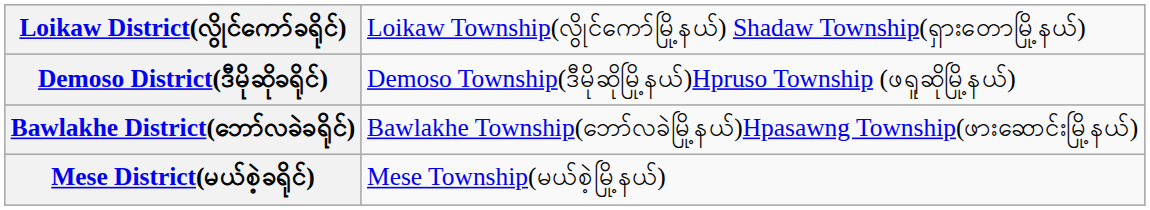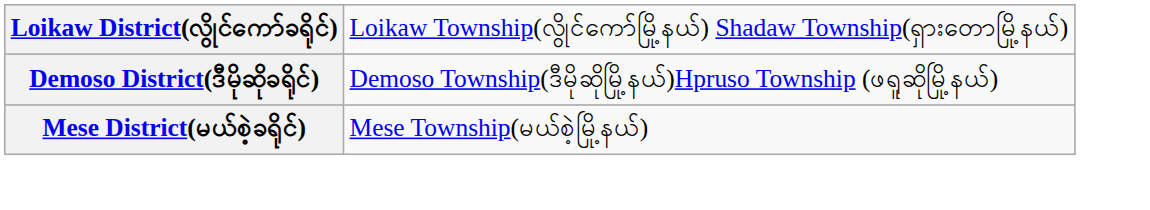- row: (183, 127)
